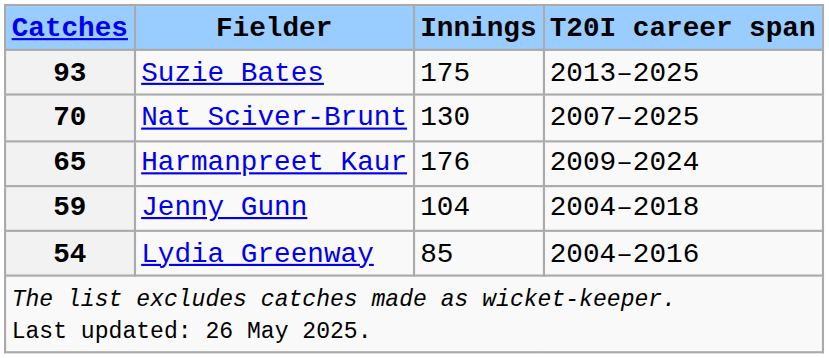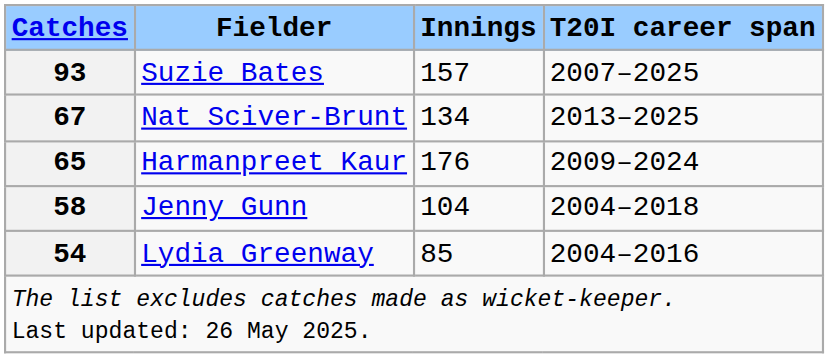(445, 73) 175 -> (445, 73) 157
(624, 73) 2013–2025 -> (624, 73) 2007–2025
(70, 118) 70 -> (70, 118) 67
(445, 118) 130 -> (445, 118) 134
(624, 118) 2007–2025 -> (624, 118) 2013–2025
(70, 208) 59 -> (70, 208) 58
